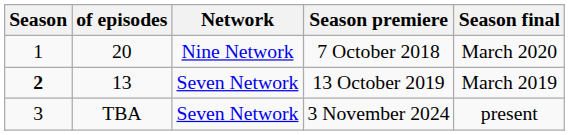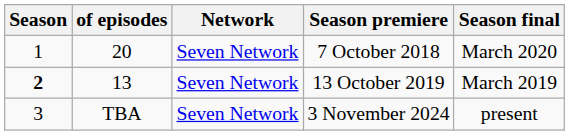(238, 51) Nine Network -> (238, 51) Seven Network
